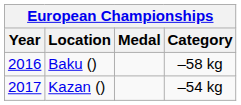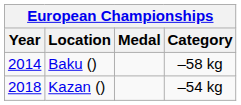(25, 64) 2016 -> (25, 64) 2014
(25, 87) 2017 -> (25, 87) 2018
